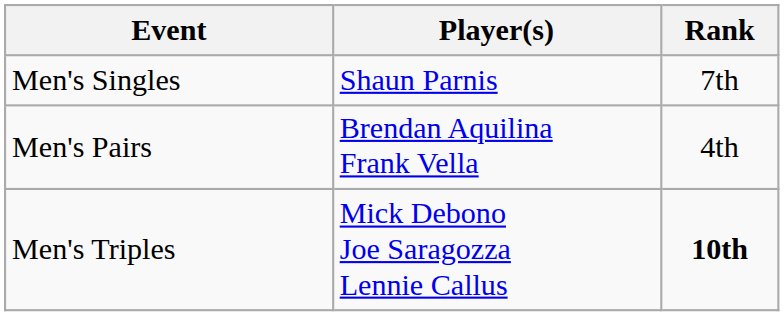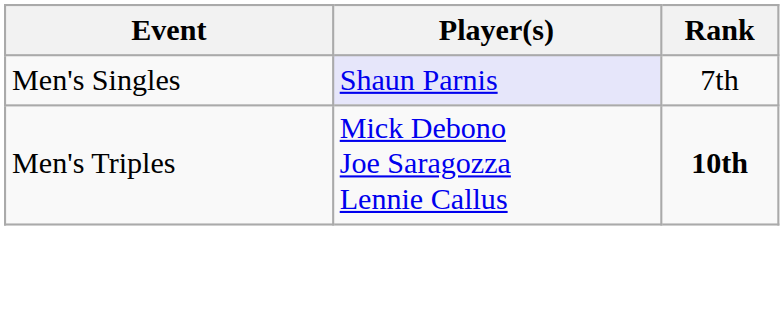(419, 79) no background -> (419, 79) lavender background
- row: (82, 146)
